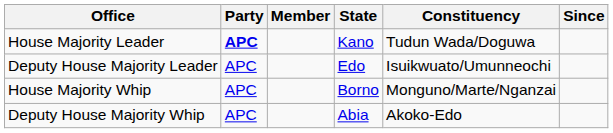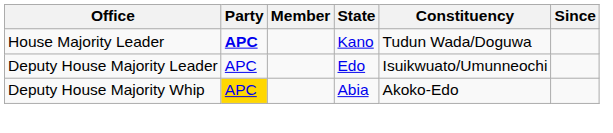- row: (80, 90)
(241, 115) no background -> (241, 90) gold background
